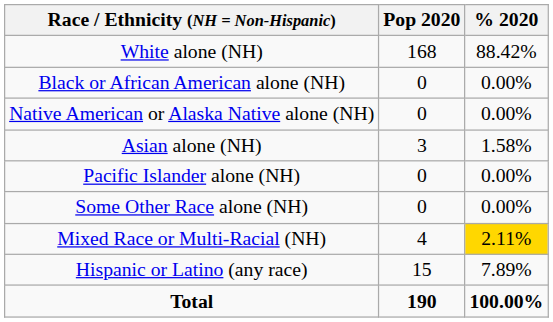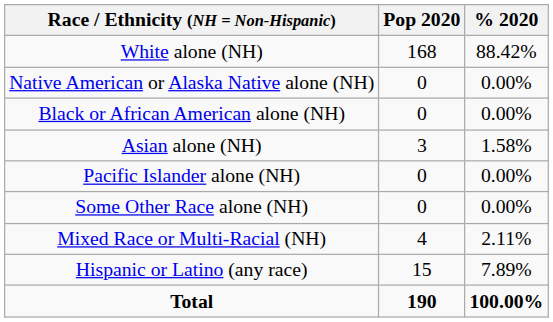rows swapped: (192, 82) <-> (192, 113)
(506, 238) gold background -> (506, 238) no background
